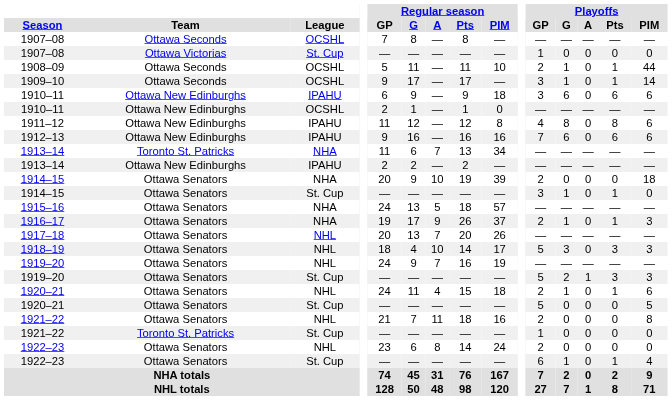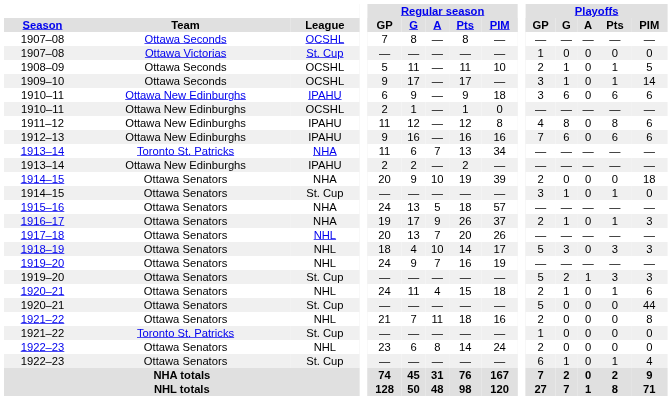(649, 67) 44 -> (649, 67) 5
(649, 305) 5 -> (649, 305) 44
